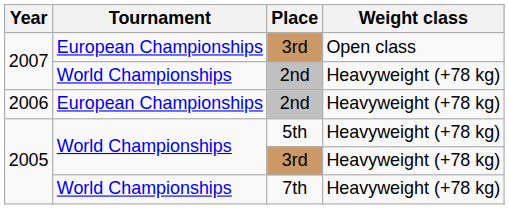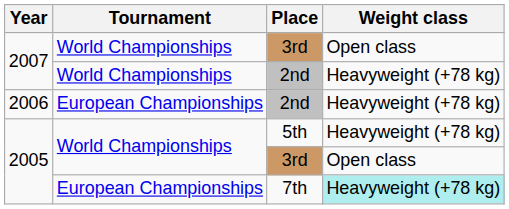(160, 47) European Championships -> (144, 47) World Championships
(413, 160) Heavyweight (+78 kg) -> (371, 160) Open class
(144, 189) World Championships -> (160, 189) European Championships
(413, 189) no background -> (413, 189) paleturquoise background
